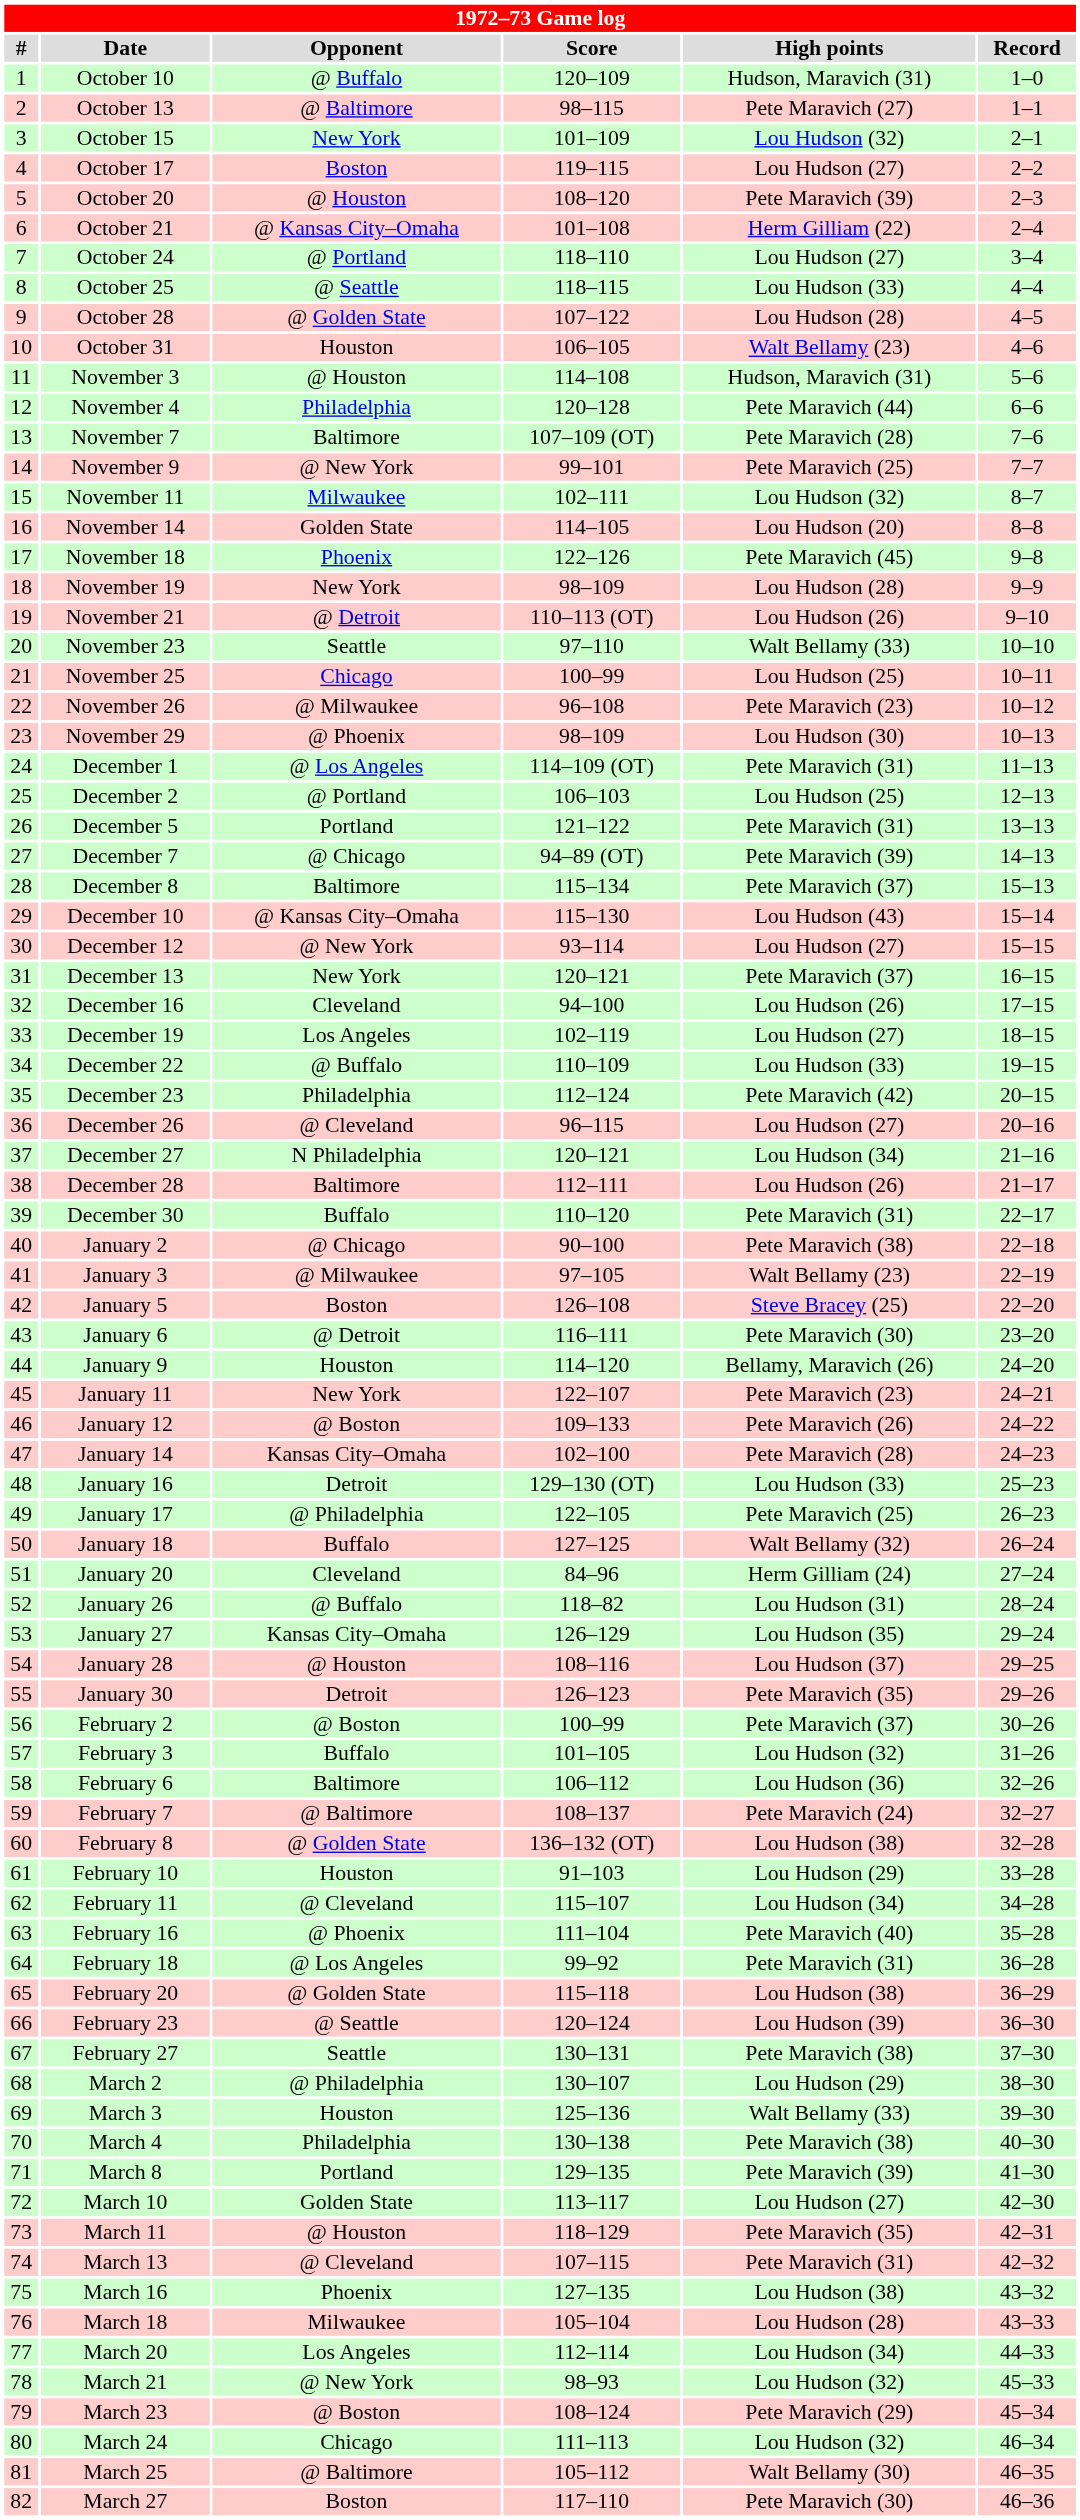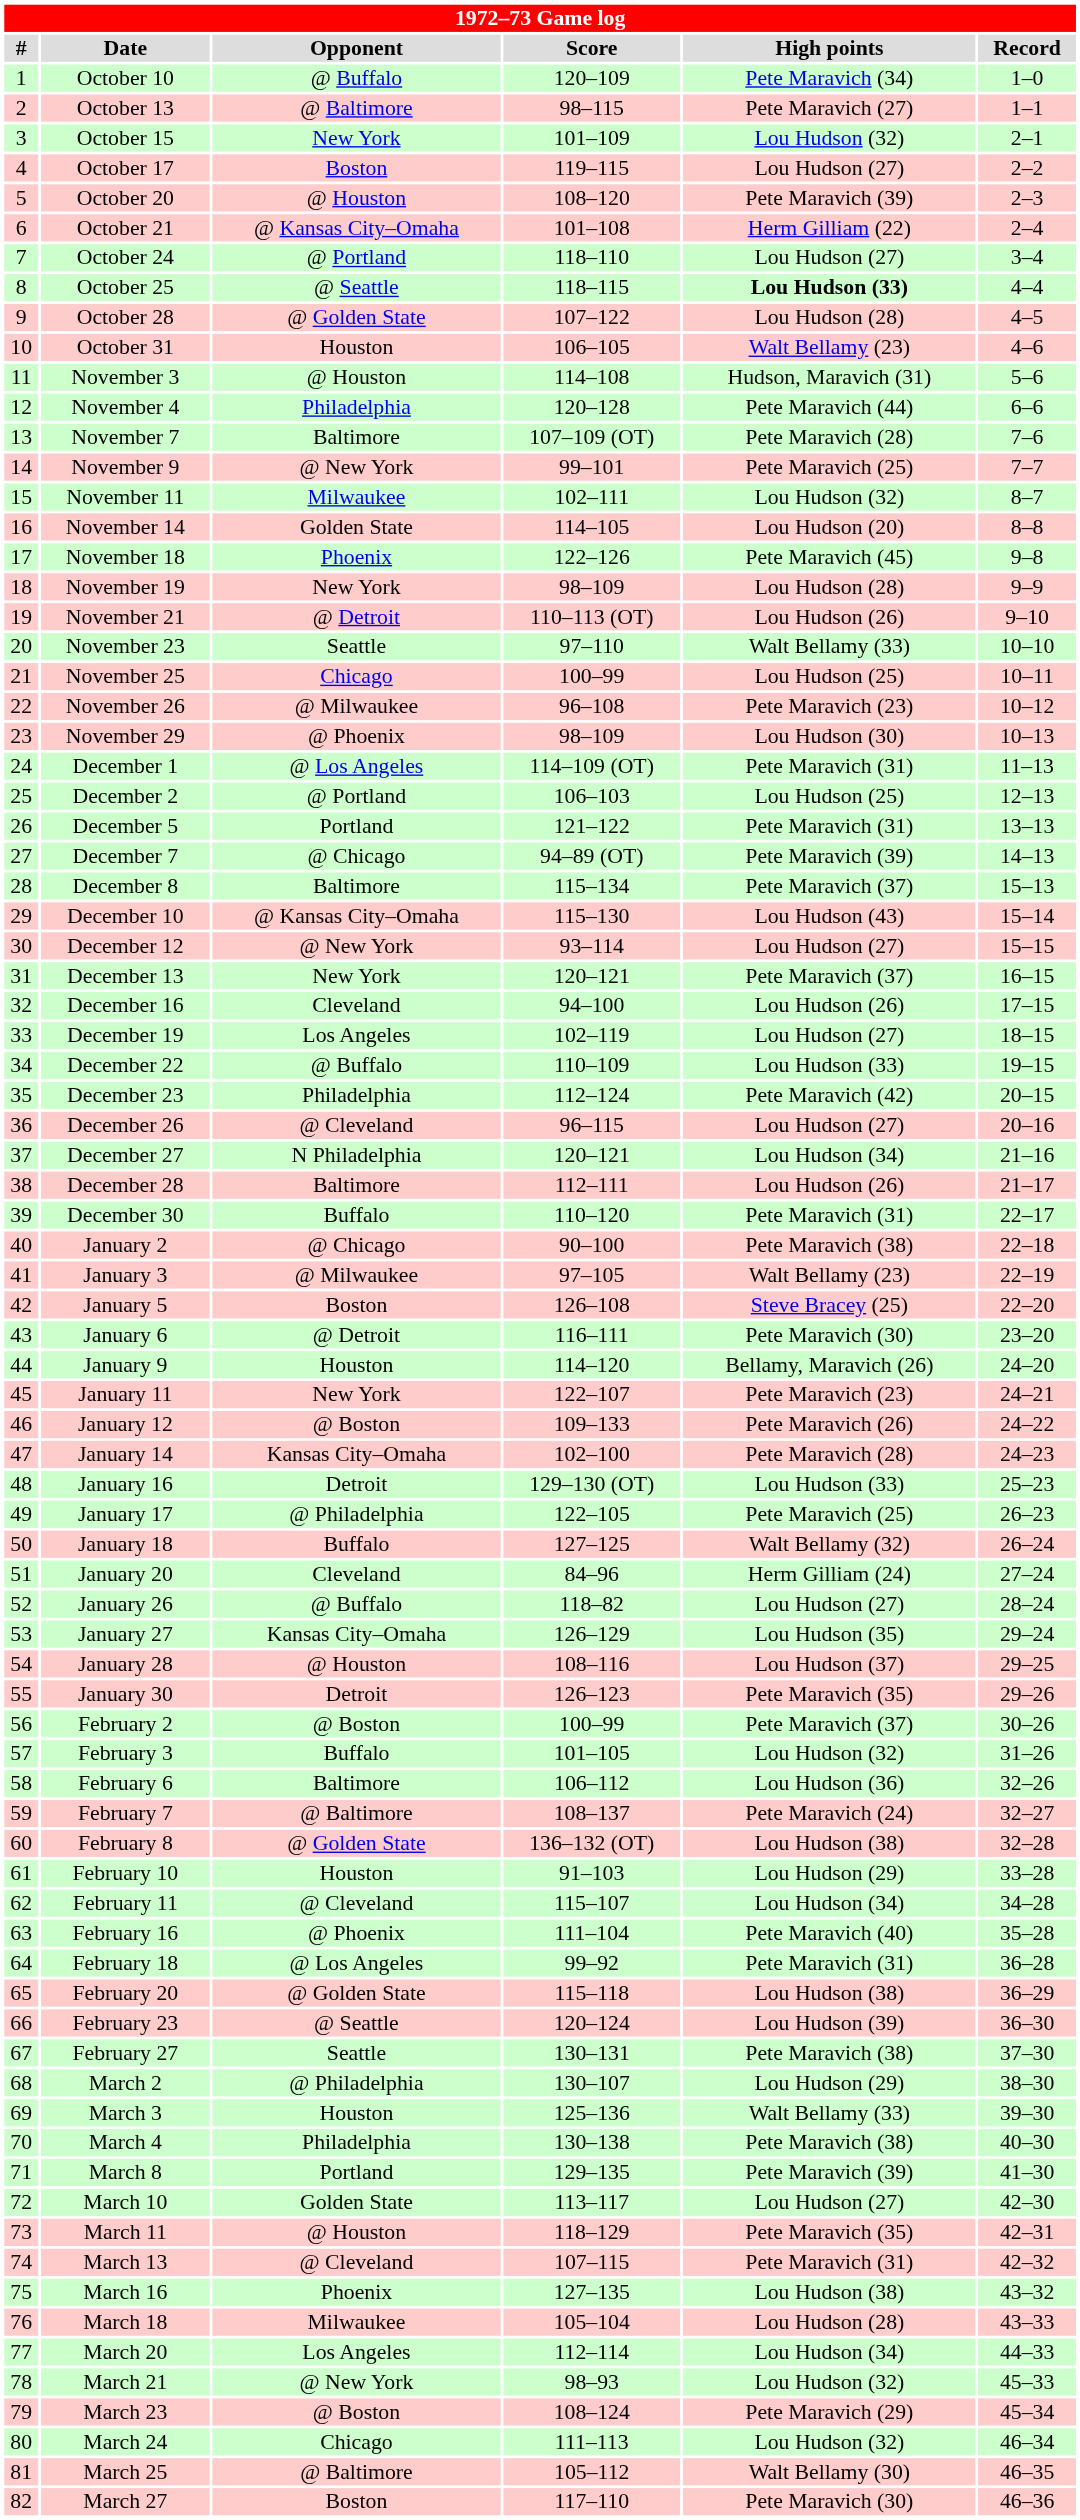(829, 77) Hudson, Maravich (31) -> (829, 77) Pete Maravich (34)
(829, 287) normal -> (829, 287) bold
(829, 1603) Lou Hudson (31) -> (829, 1603) Lou Hudson (27)
